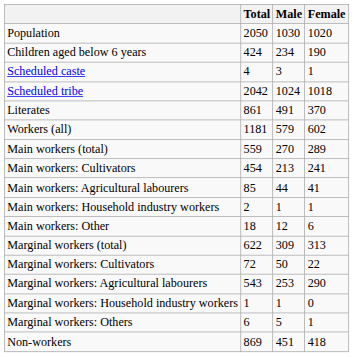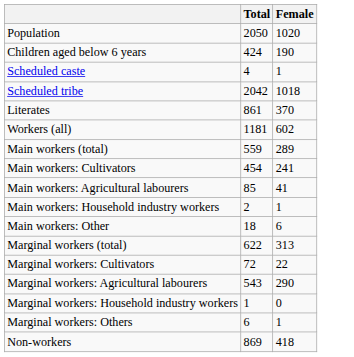- column: (289, 14)
